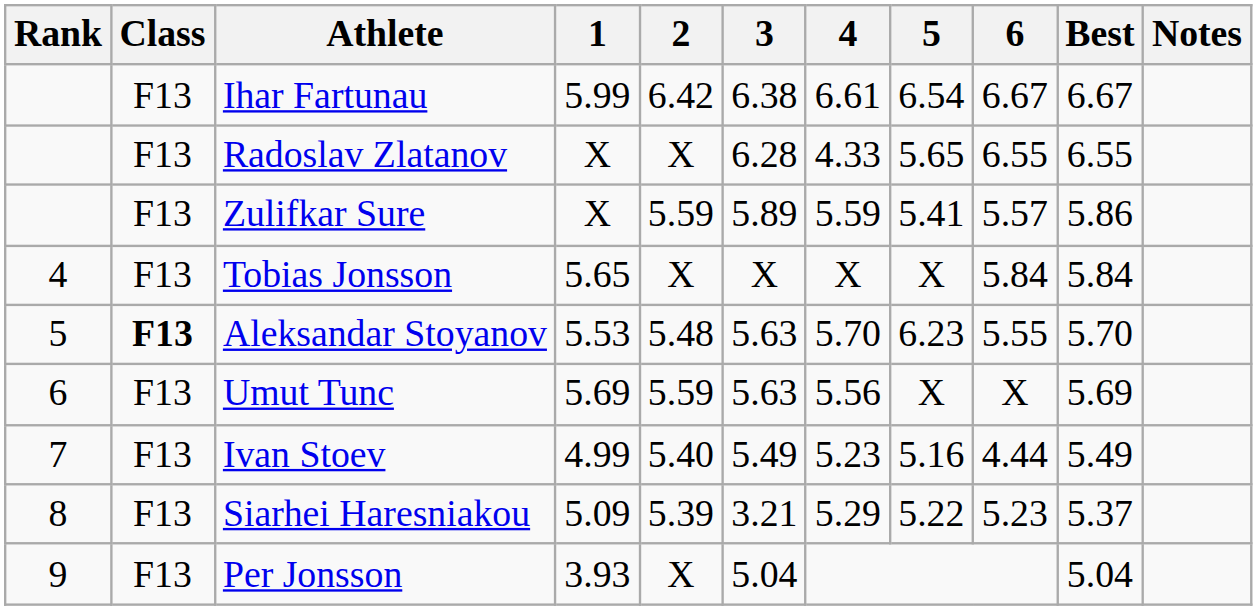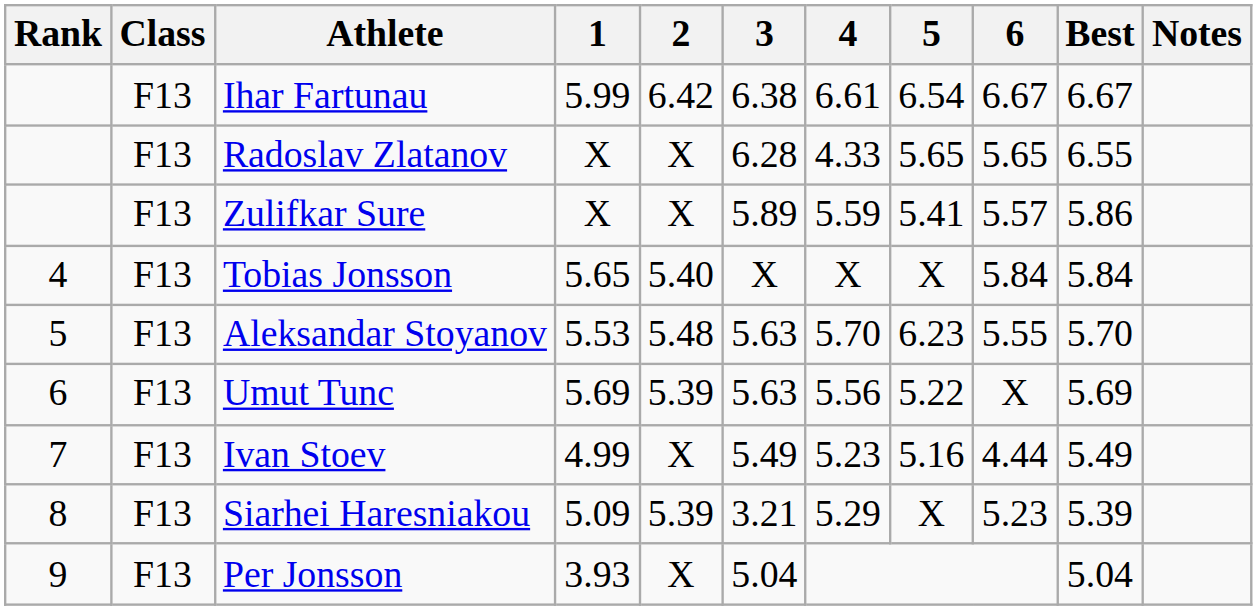(1015, 154) 6.55 -> (1015, 154) 5.65
(681, 214) 5.59 -> (681, 214) X
(681, 273) X -> (681, 273) 5.40
(162, 333) bold -> (162, 333) normal
(681, 393) 5.59 -> (681, 393) 5.39
(931, 393) X -> (931, 393) 5.22
(681, 453) 5.40 -> (681, 453) X
(931, 513) 5.22 -> (931, 513) X
(1100, 513) 5.37 -> (1100, 513) 5.39
